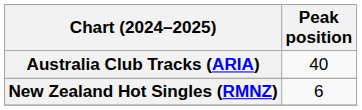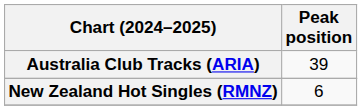(319, 64) 40 -> (319, 64) 39
